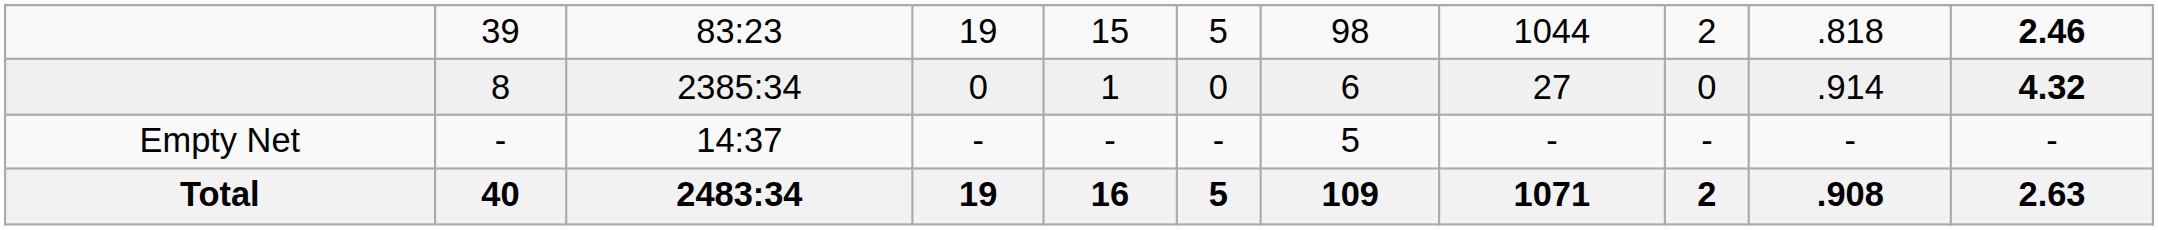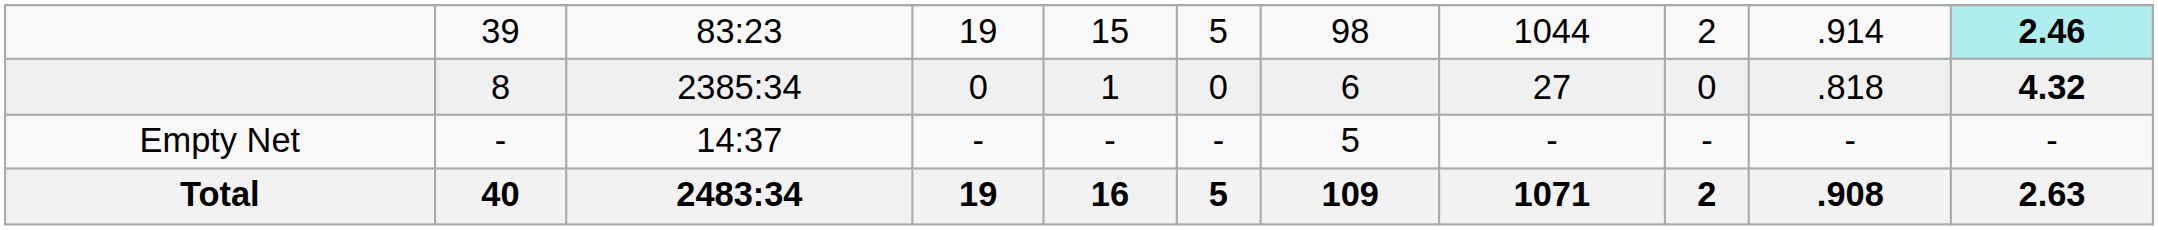(1850, 31) .818 -> (1850, 31) .914
(2052, 31) no background -> (2052, 31) paleturquoise background
(1850, 86) .914 -> (1850, 86) .818
